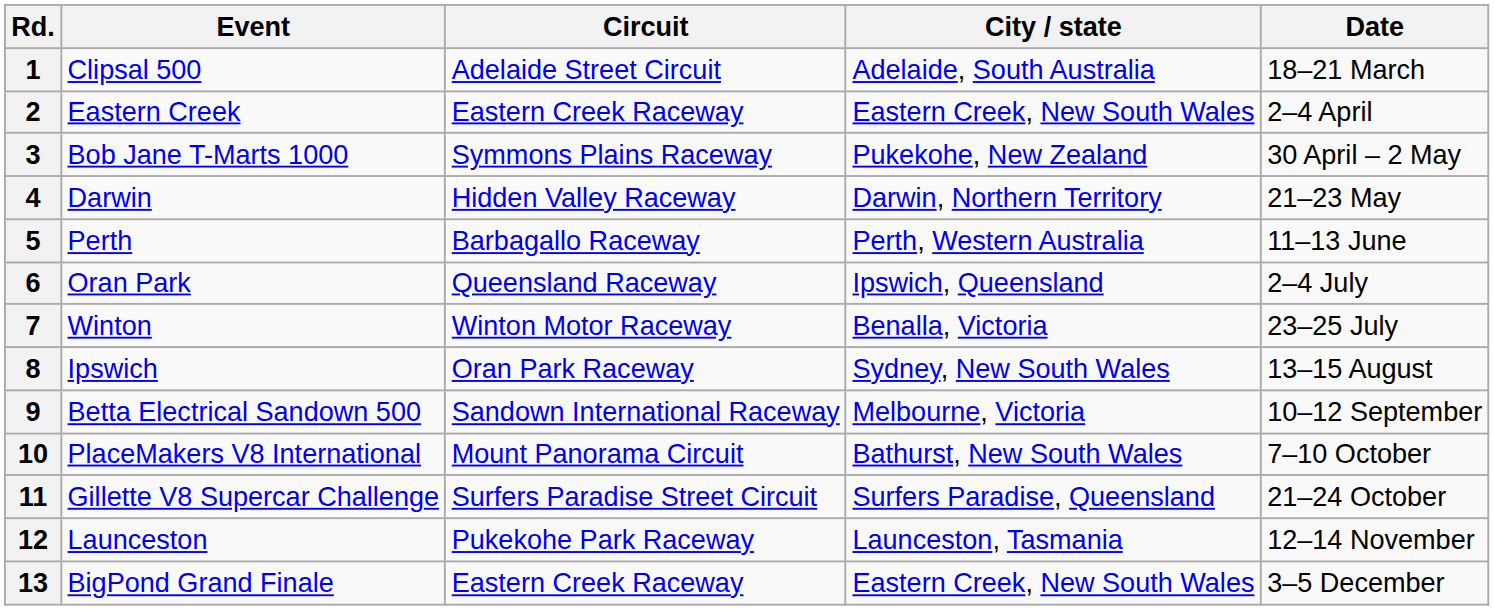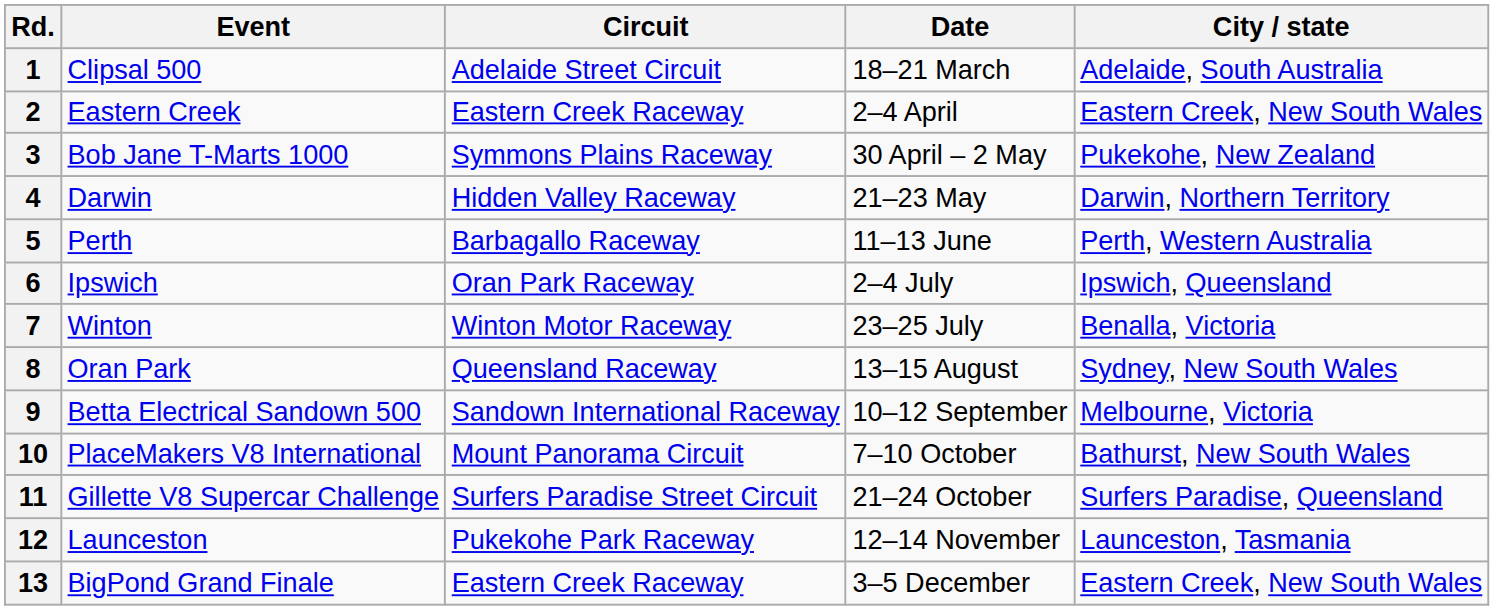columns swapped: (1053, 27) <-> (1375, 27)
(129, 283) Oran Park -> (113, 283) Ipswich
(584, 283) Queensland Raceway -> (573, 283) Oran Park Raceway
(113, 369) Ipswich -> (129, 369) Oran Park
(573, 369) Oran Park Raceway -> (584, 369) Queensland Raceway
